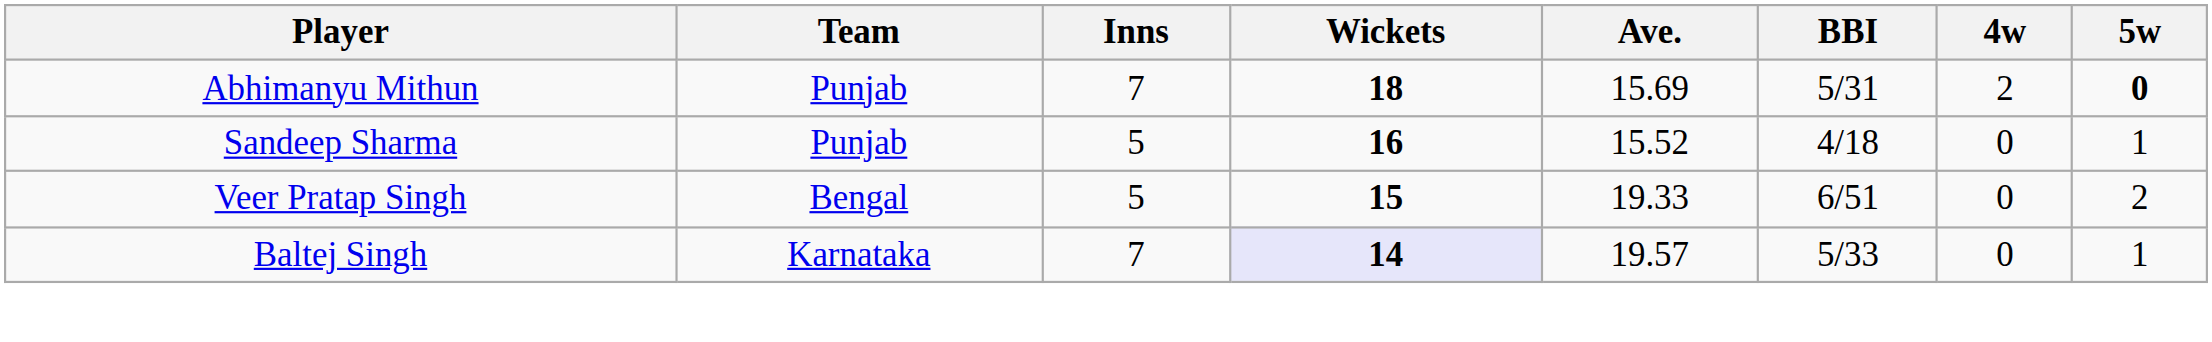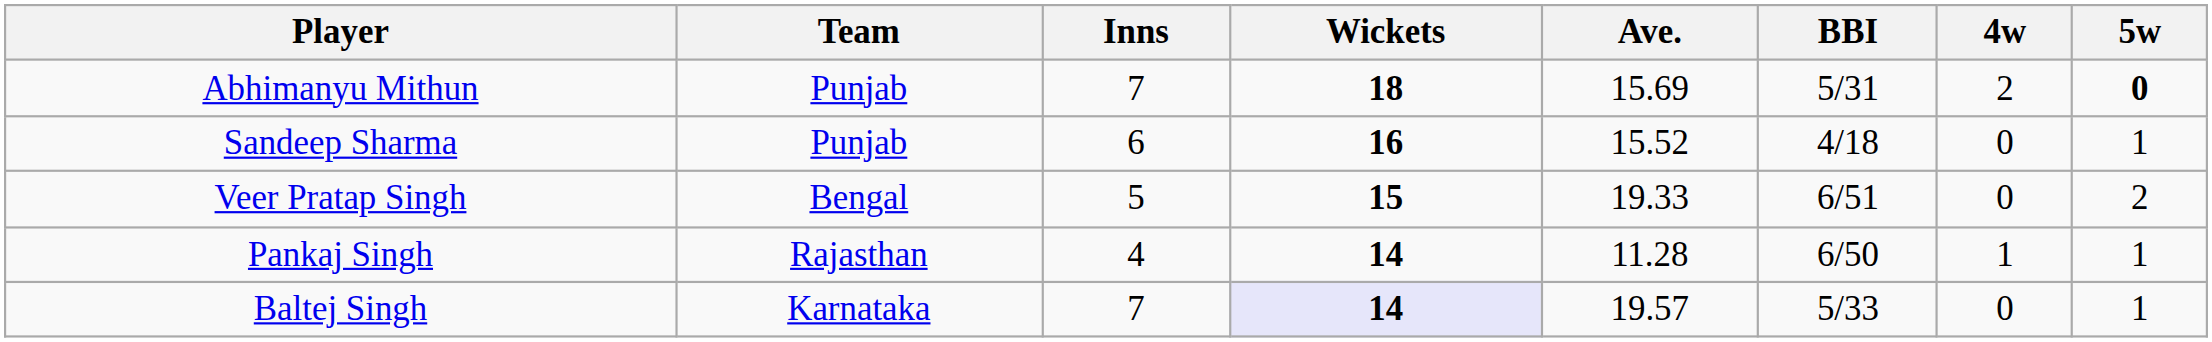(1136, 142) 5 -> (1136, 142) 6
+ row: (340, 253)
